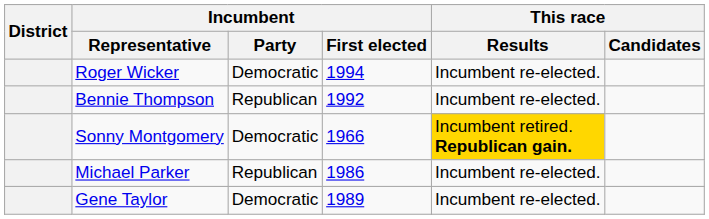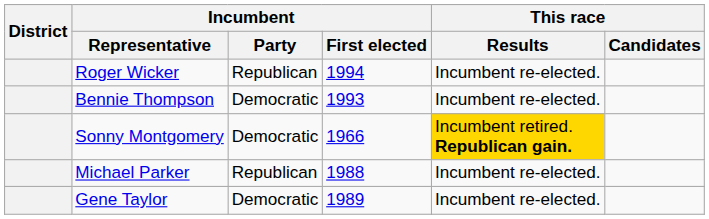(275, 72) Democratic -> (275, 72) Republican
(275, 99) Republican -> (275, 99) Democratic
(345, 99) 1992 -> (345, 99) 1993
(345, 173) 1986 -> (345, 173) 1988
